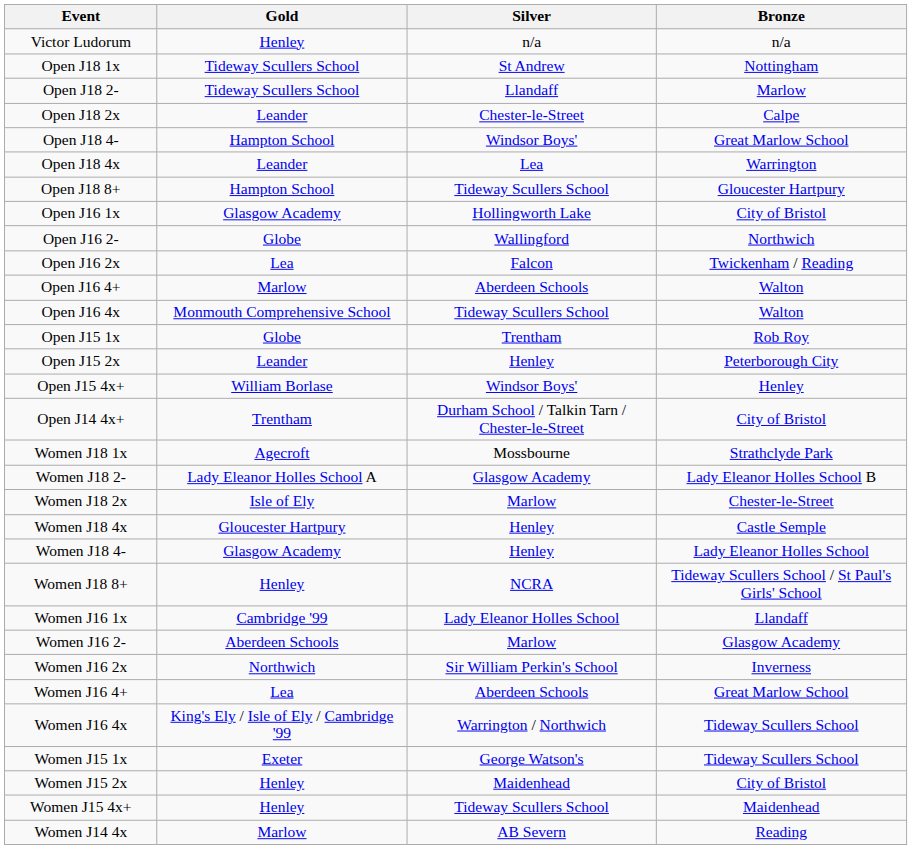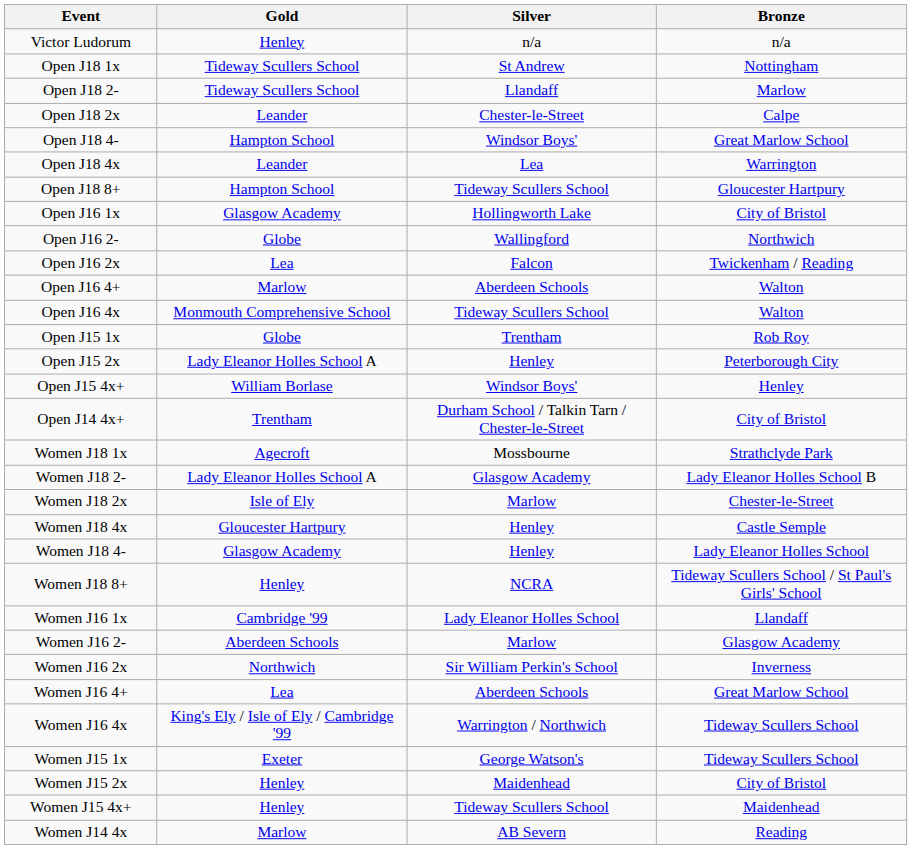(282, 361) Leander -> (282, 361) Lady Eleanor Holles School A
